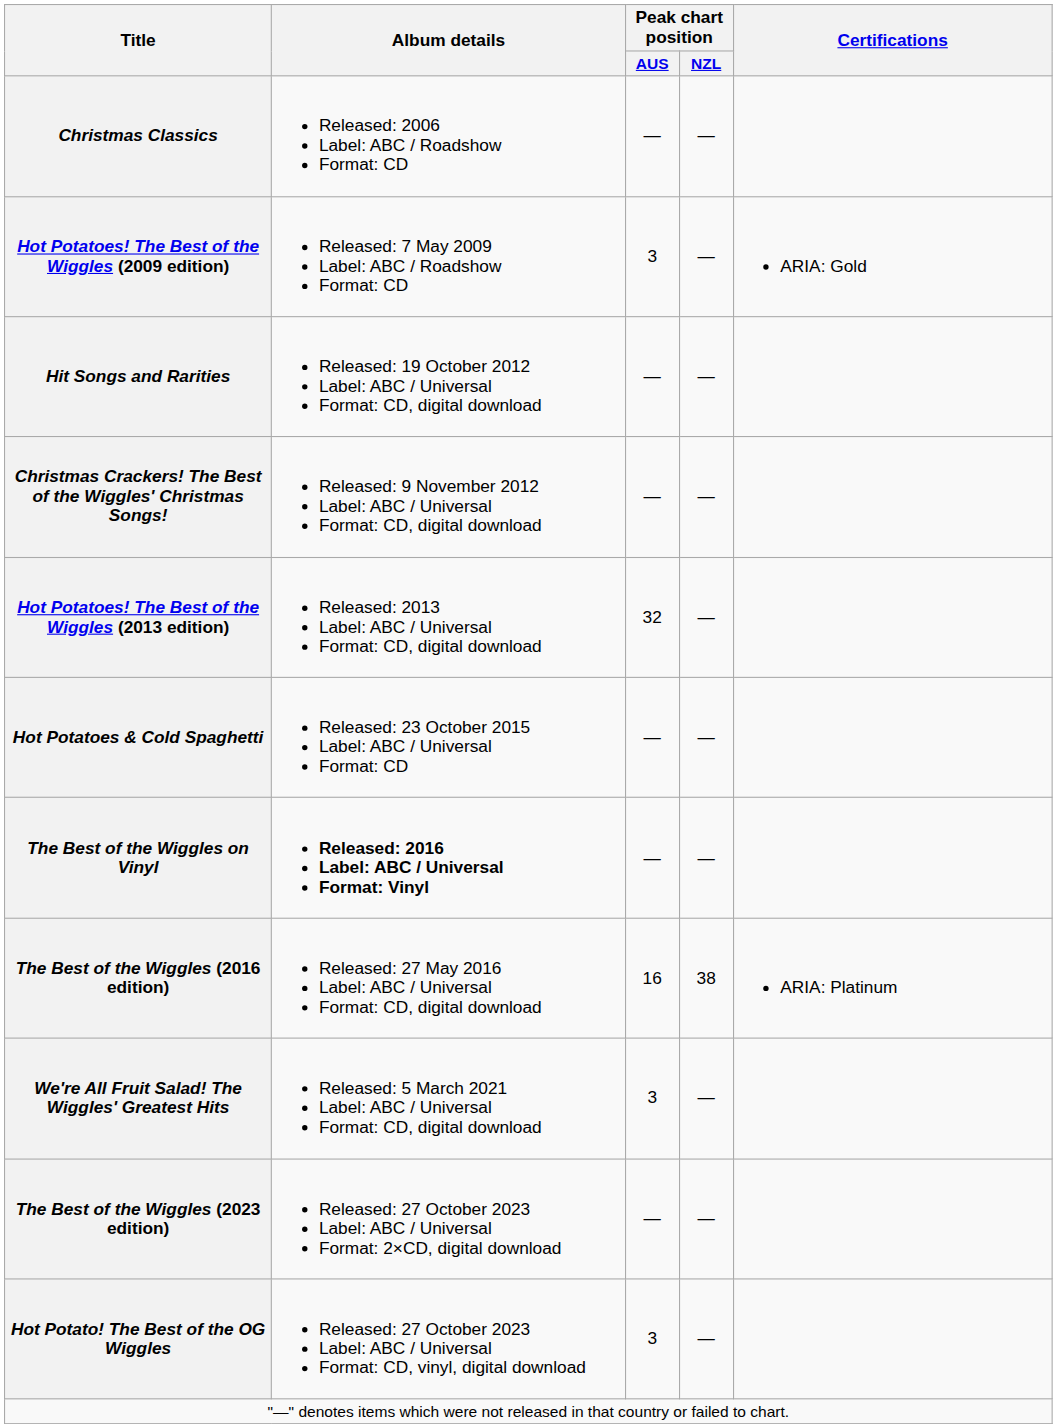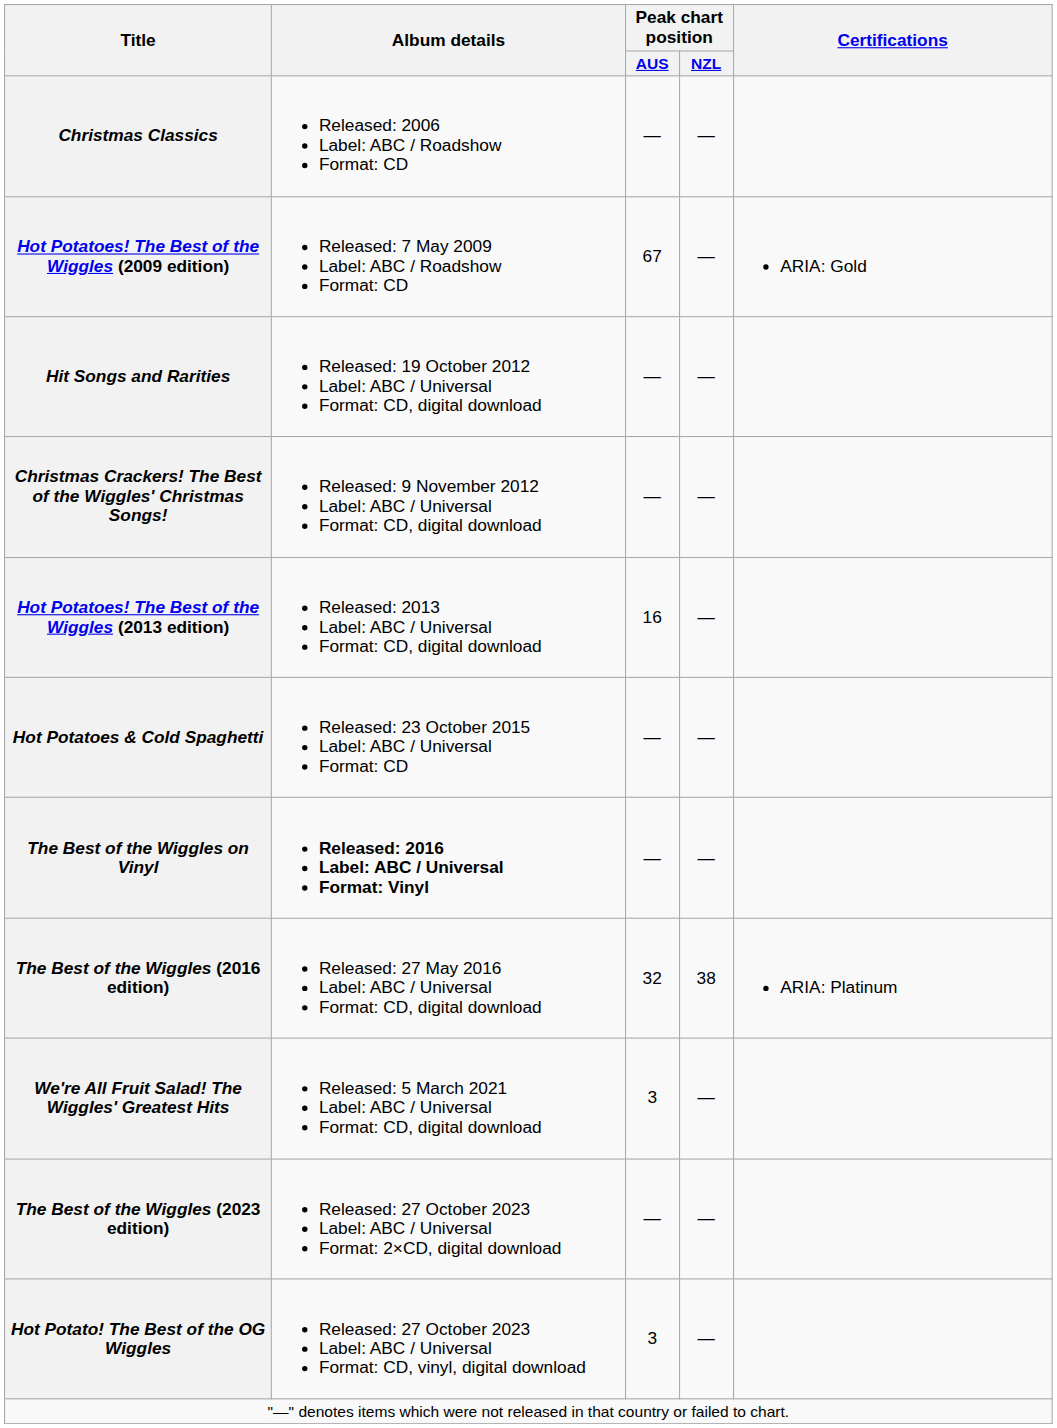(652, 256) 3 -> (652, 256) 67
(652, 617) 32 -> (652, 617) 16
(652, 978) 16 -> (652, 978) 32
